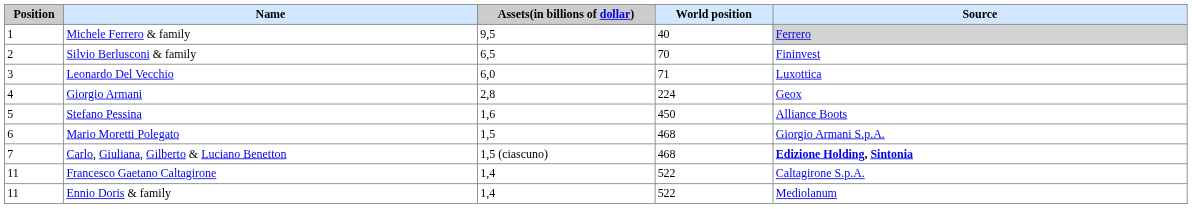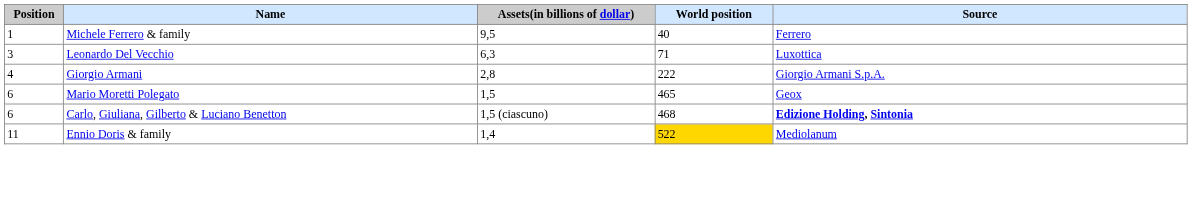(793, 34) lightgrey background -> (793, 34) no background
- row: (131, 54)
(488, 74) 6,0 -> (488, 54) 6,3
(667, 94) 224 -> (667, 74) 222
(789, 94) Geox -> (830, 74) Giorgio Armani S.p.A.
- row: (104, 114)
(667, 133) 468 -> (667, 94) 465
(830, 133) Giorgio Armani S.p.A. -> (789, 94) Geox
(10, 153) 7 -> (10, 114) 6
- row: (141, 173)
(667, 193) no background -> (667, 133) gold background
